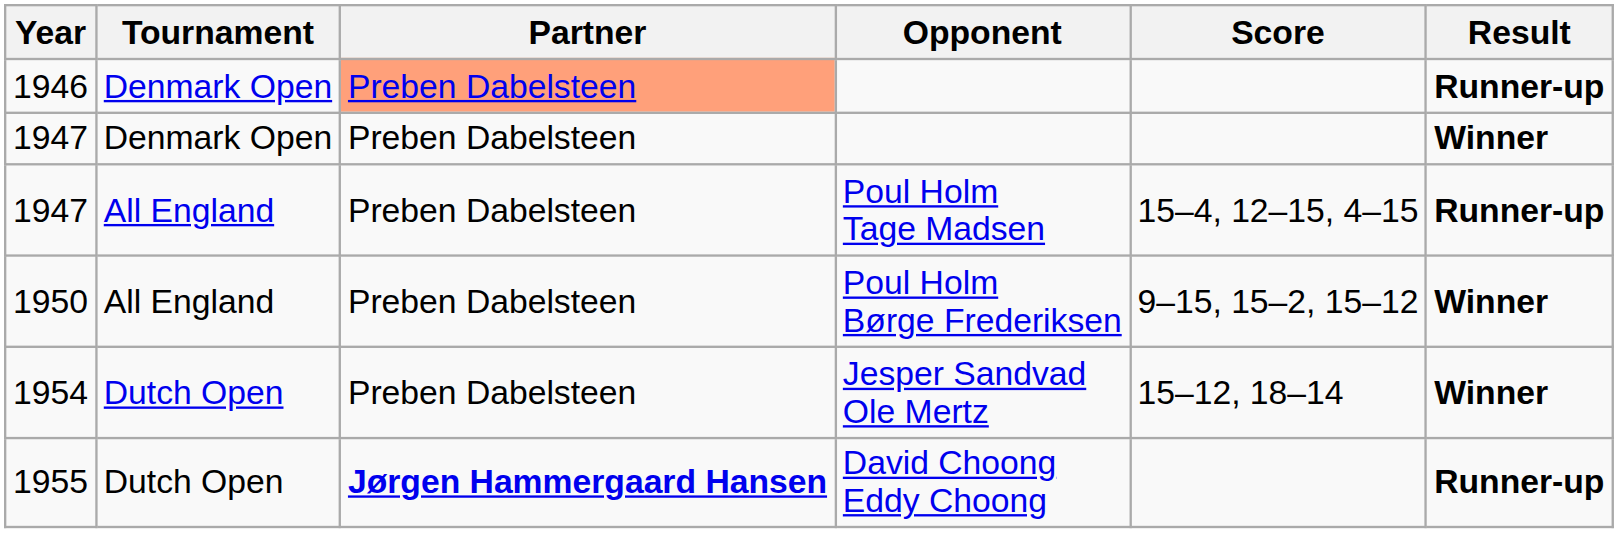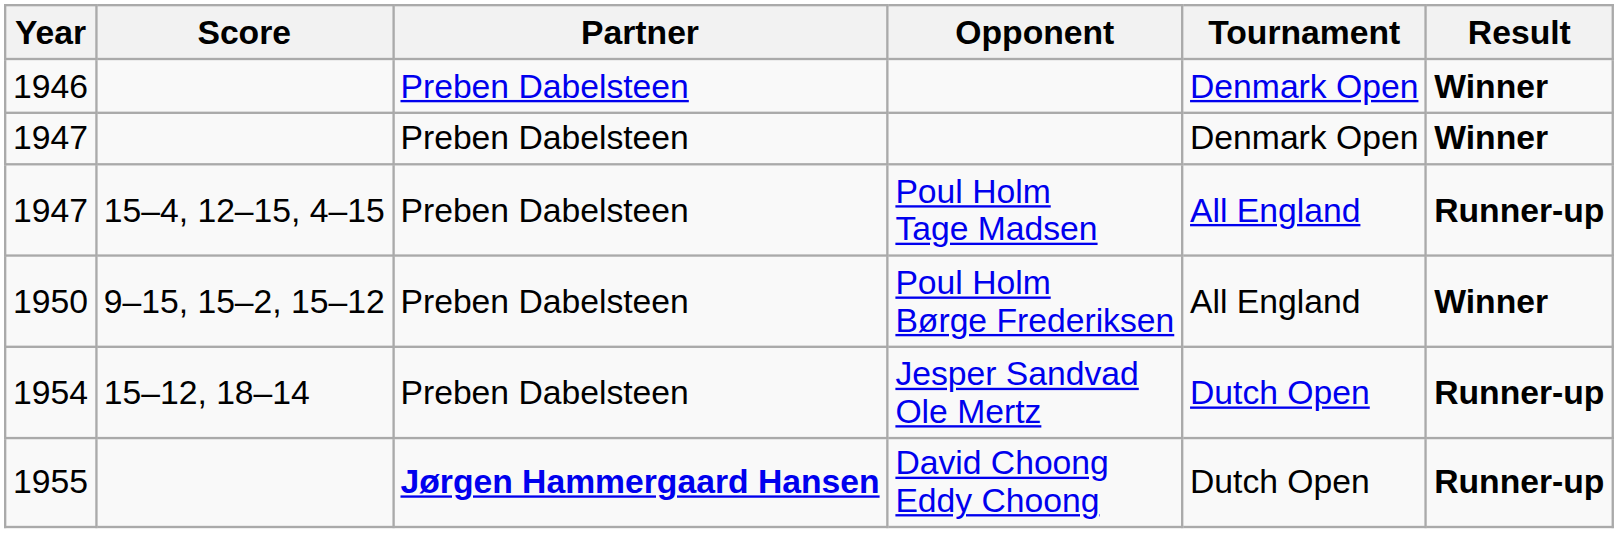columns swapped: (218, 32) <-> (1278, 32)
(492, 85) lightsalmon background -> (545, 85) no background
(1519, 85) Runner-up -> (1491, 85) Winner
(1491, 392) Winner -> (1519, 392) Runner-up
